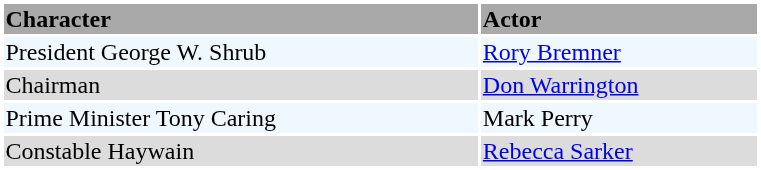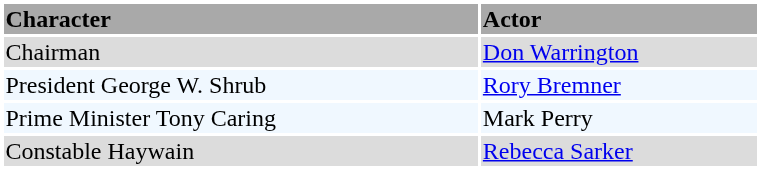rows swapped: (136, 51) <-> (53, 84)
